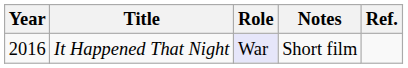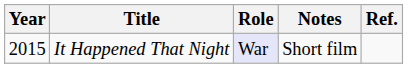(27, 48) 2016 -> (27, 48) 2015
